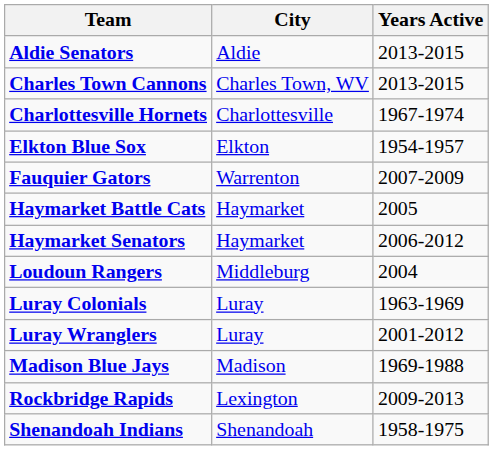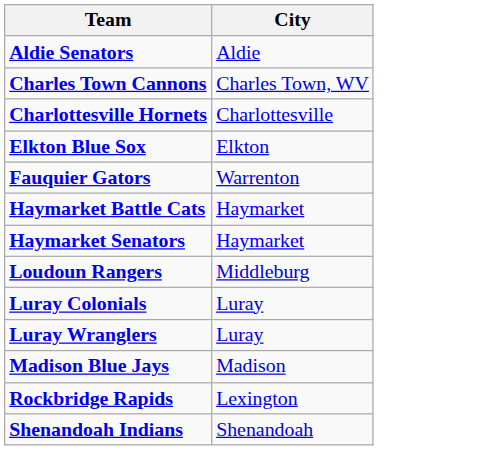- column: (431, 20)
